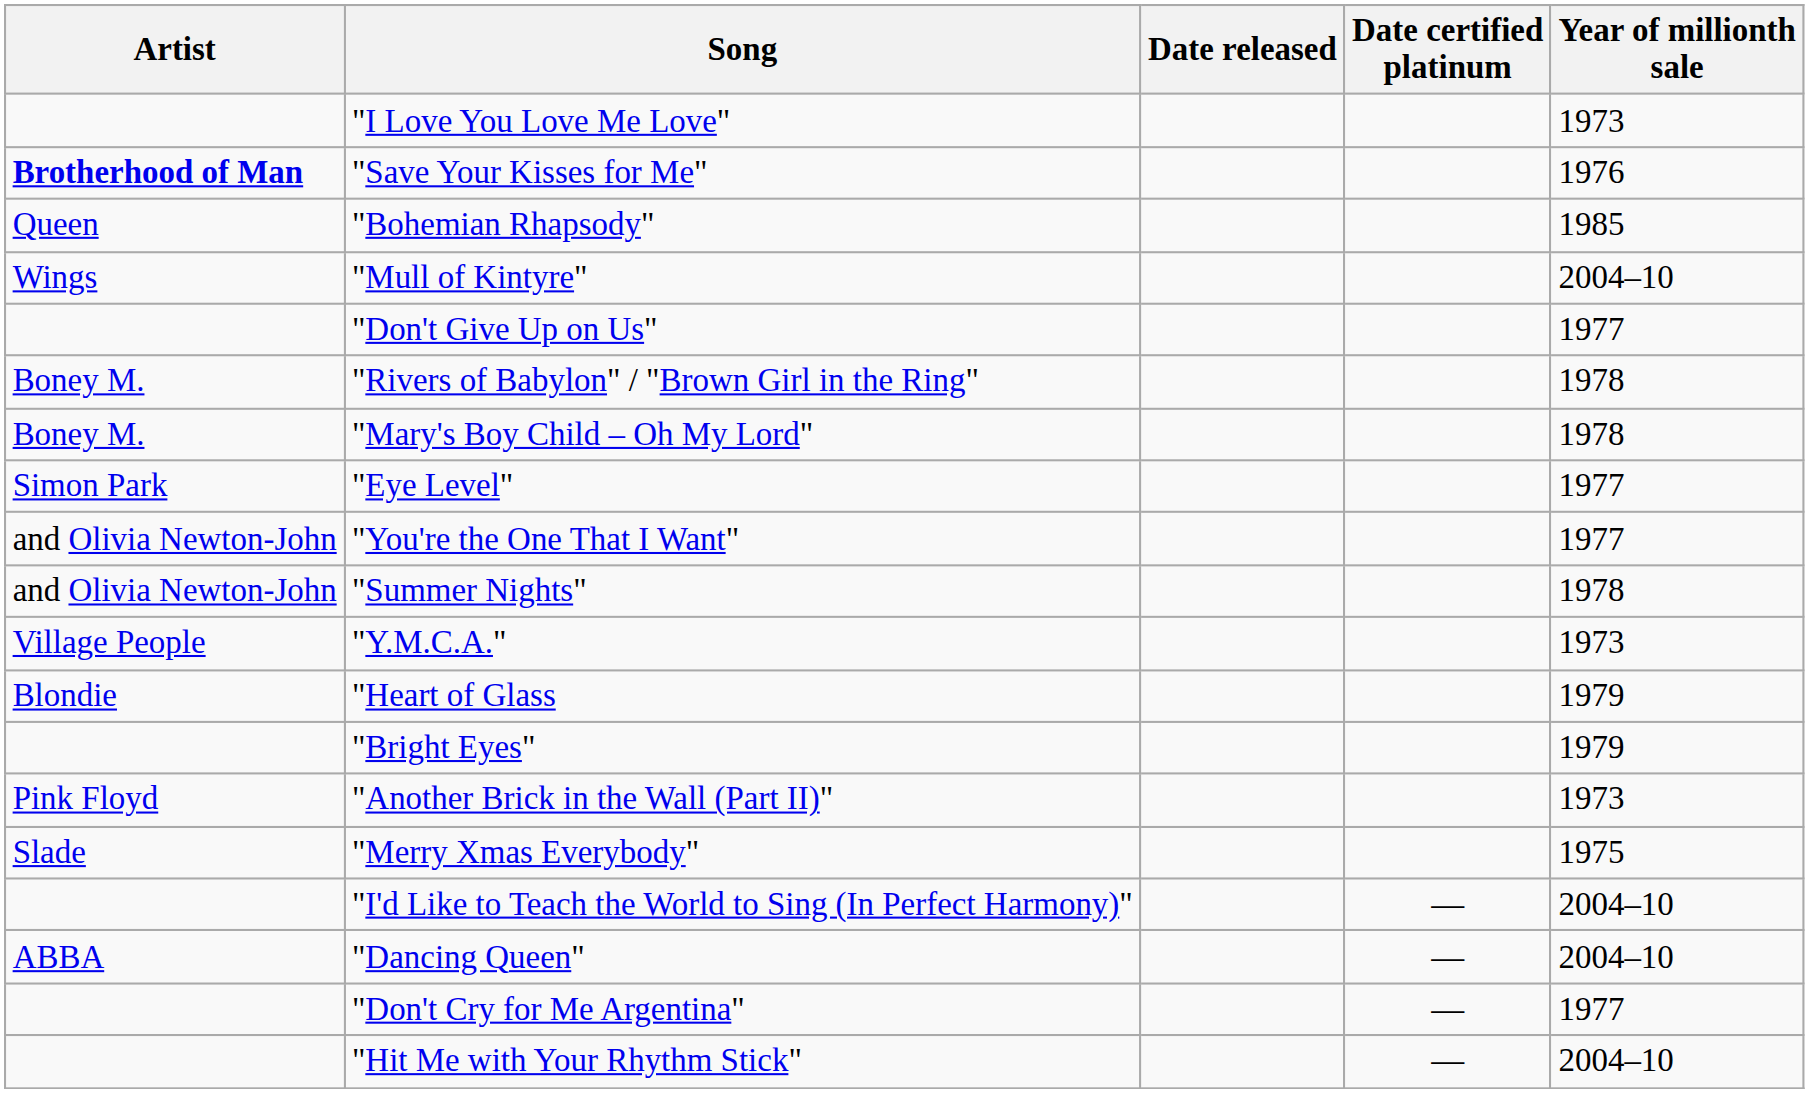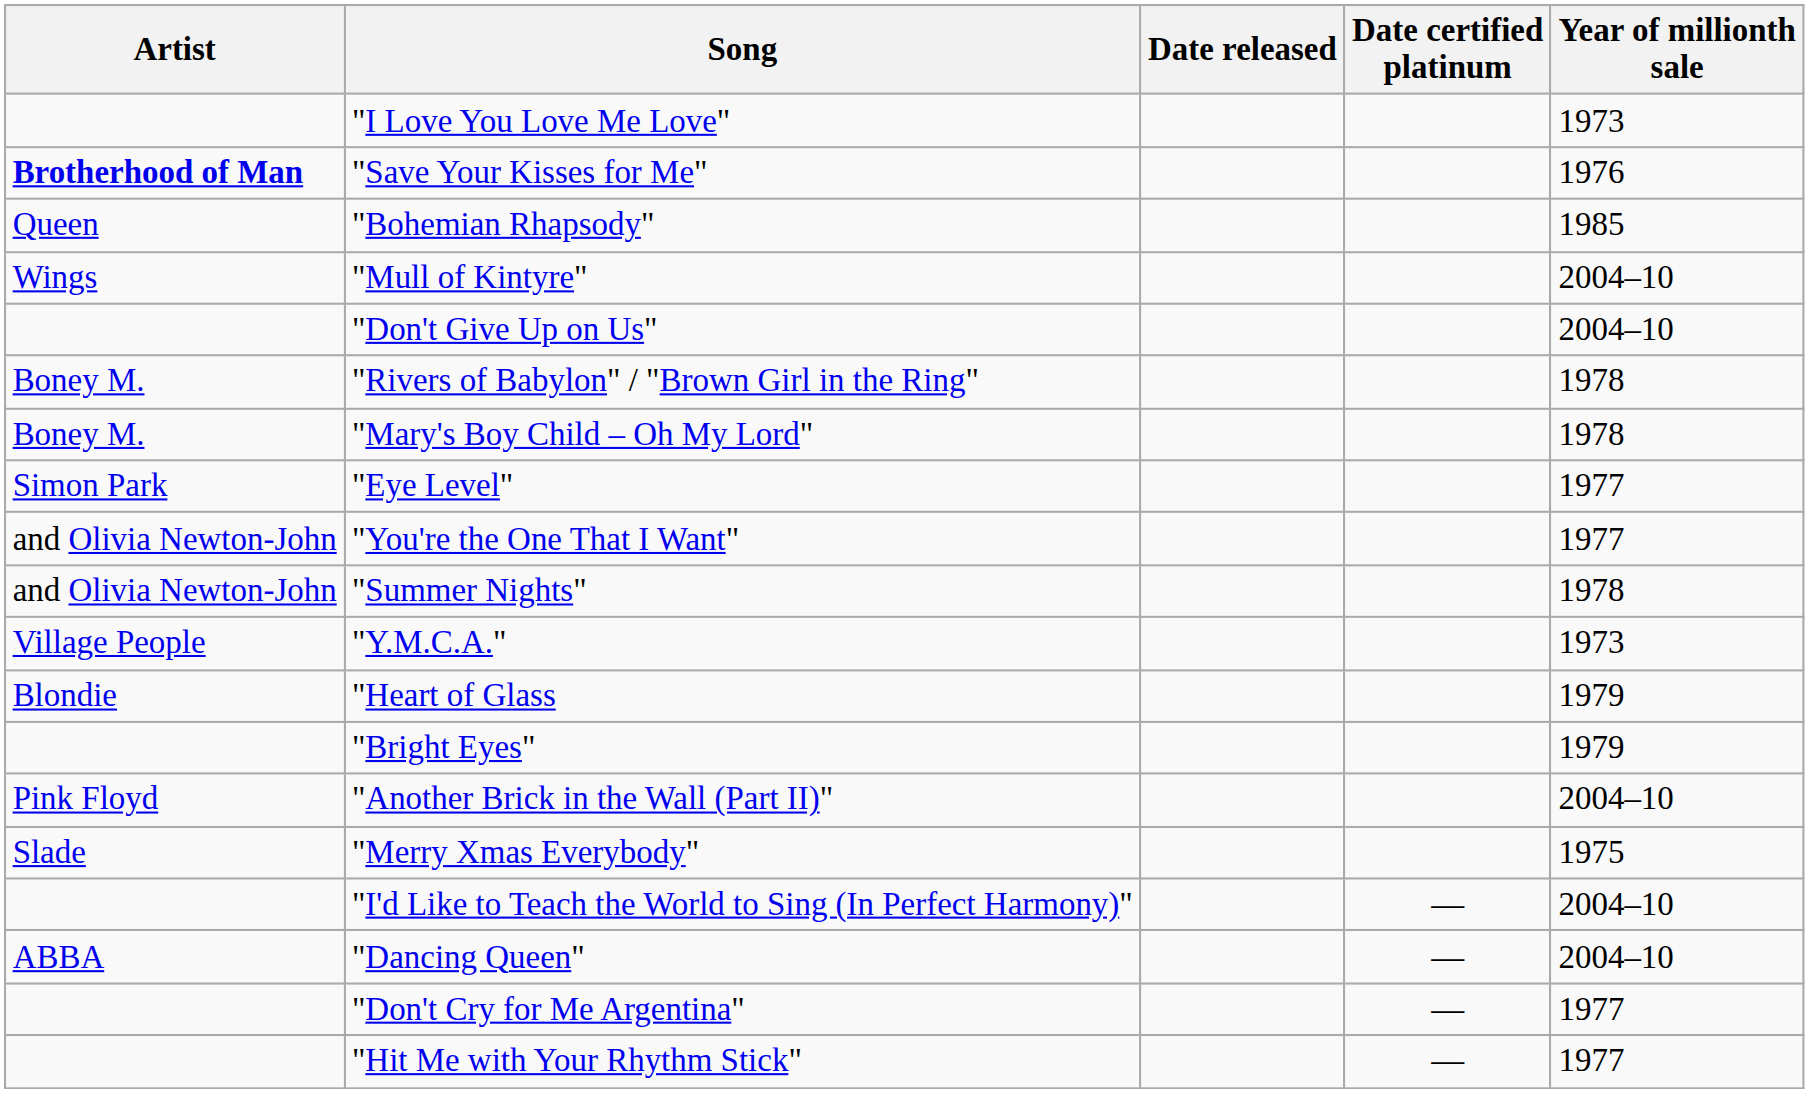(1591, 329) 1977 -> (1616, 329) 2004–10
(1591, 799) 1973 -> (1616, 799) 2004–10
(1616, 1060) 2004–10 -> (1591, 1060) 1977
